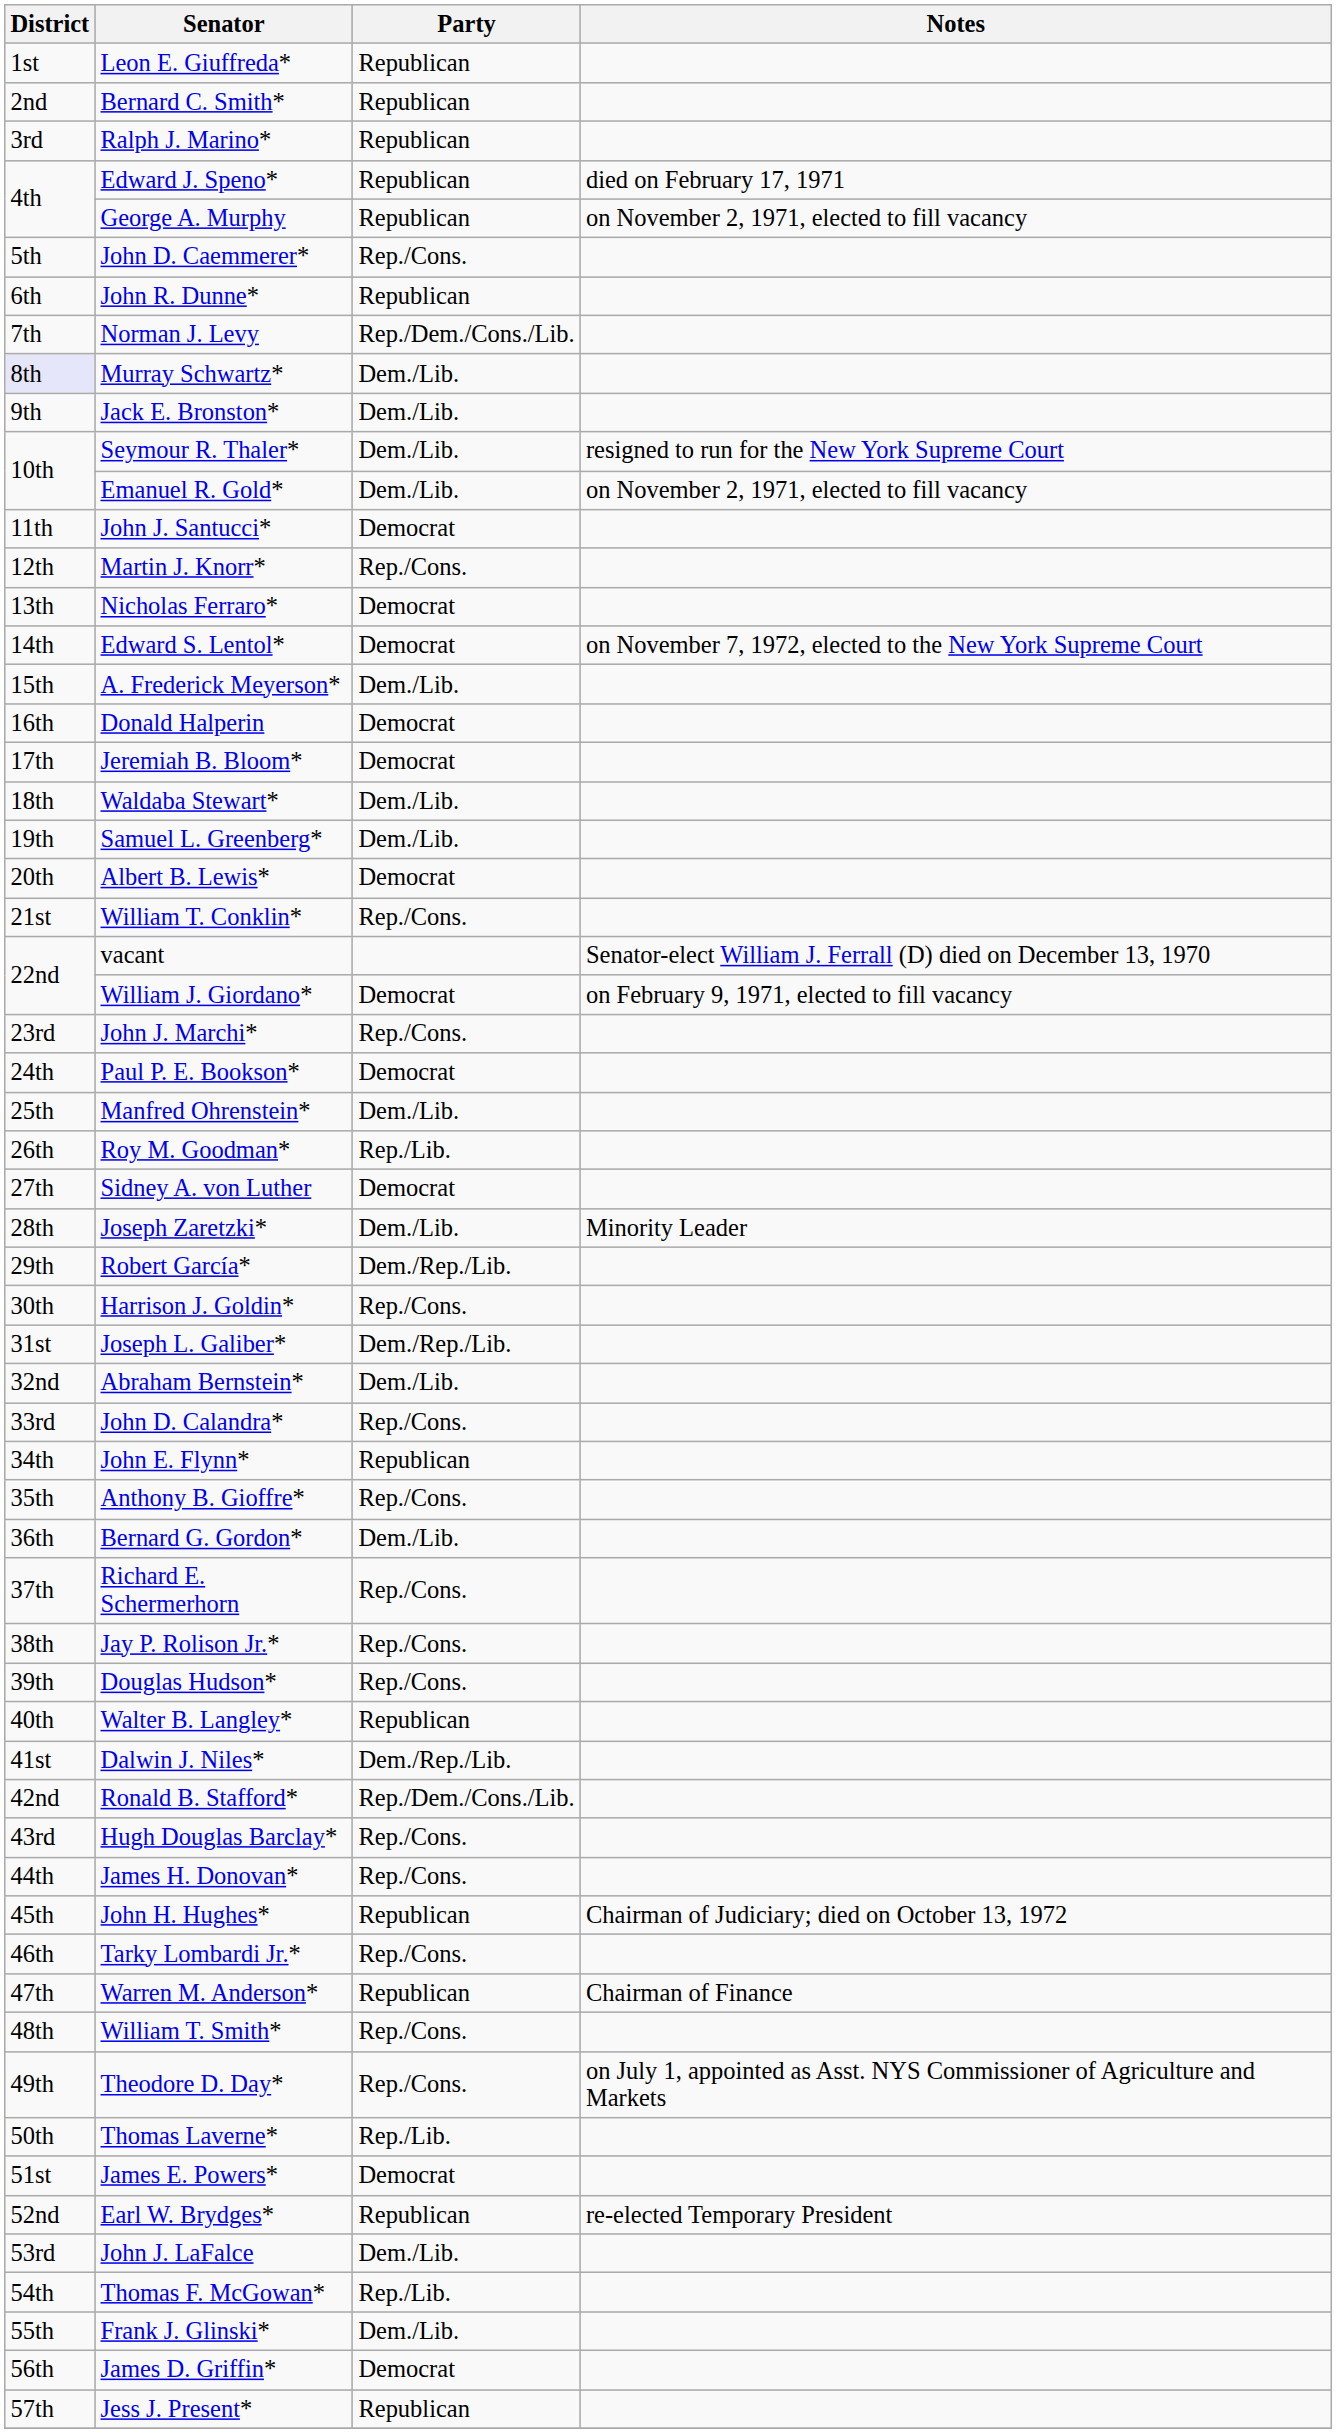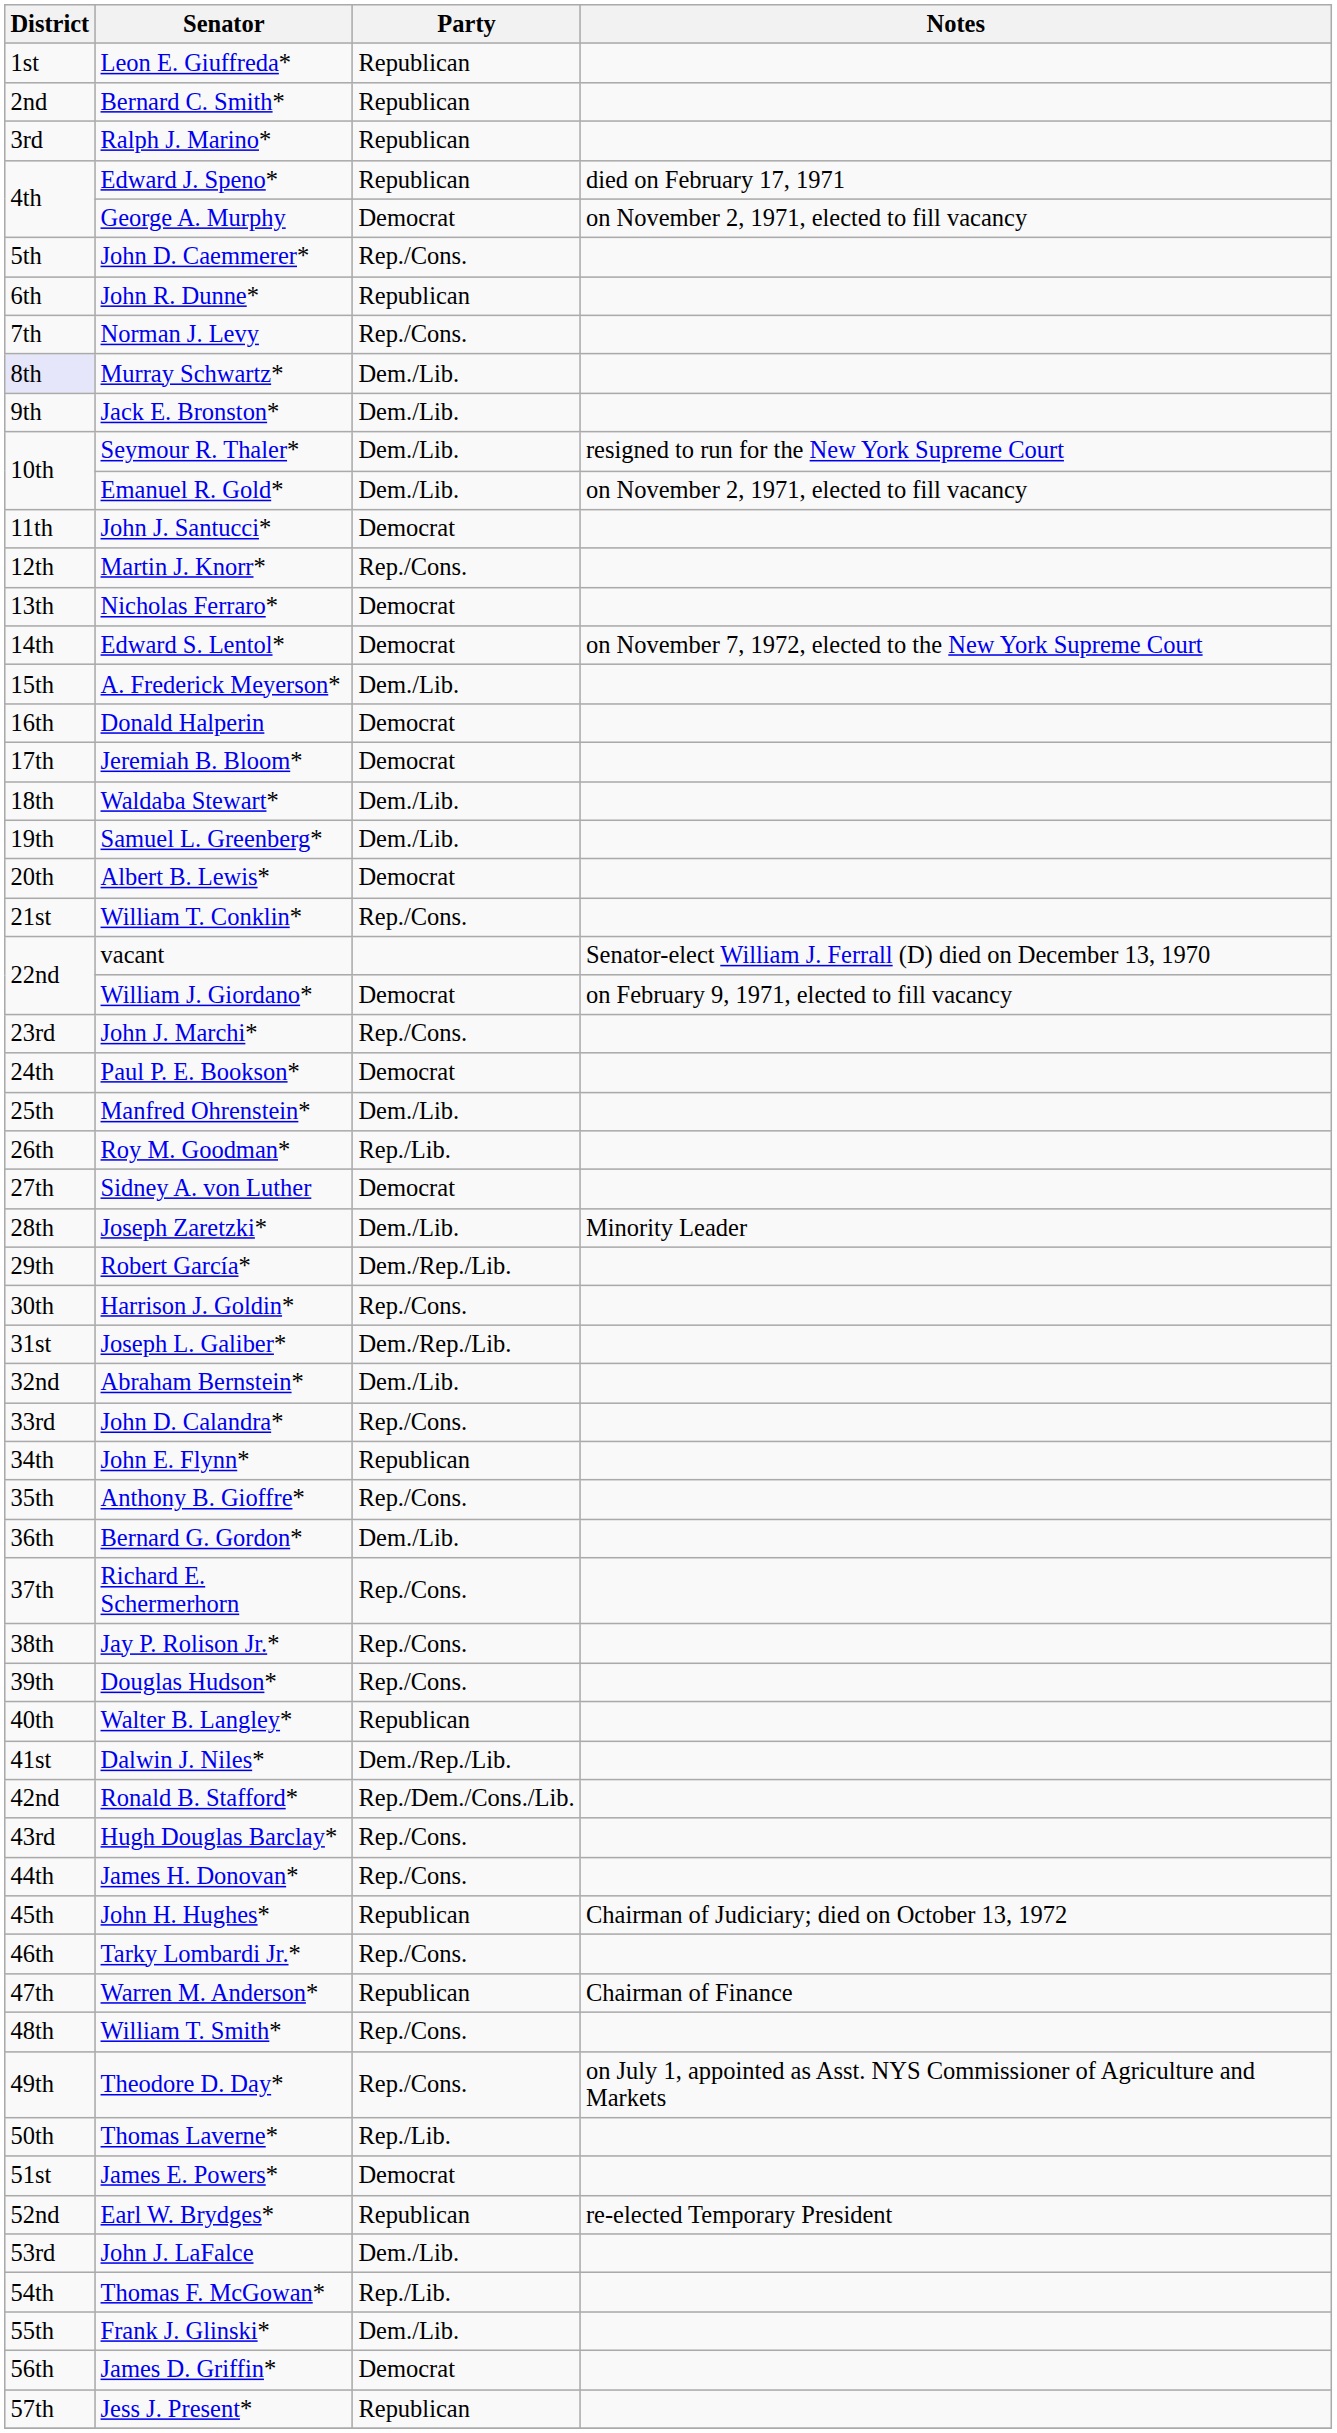(414, 218) Republican -> (407, 218) Democrat
(467, 334) Rep./Dem./Cons./Lib. -> (413, 334) Rep./Cons.
